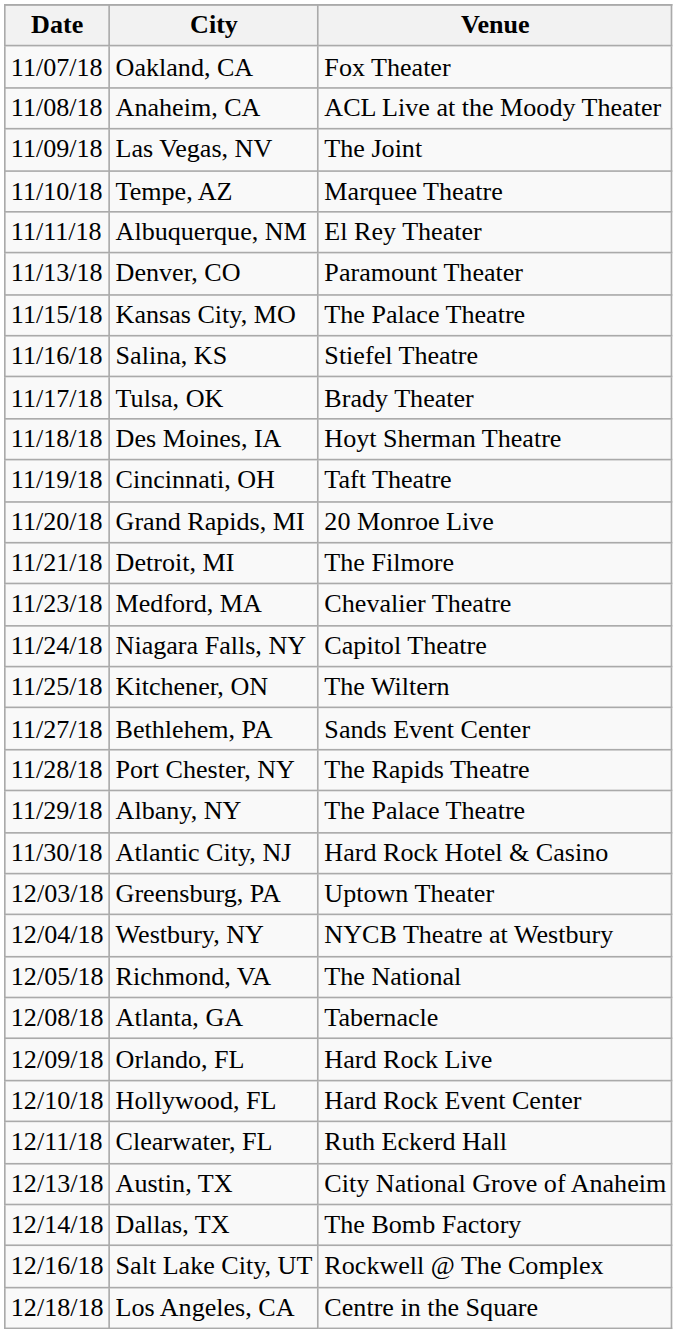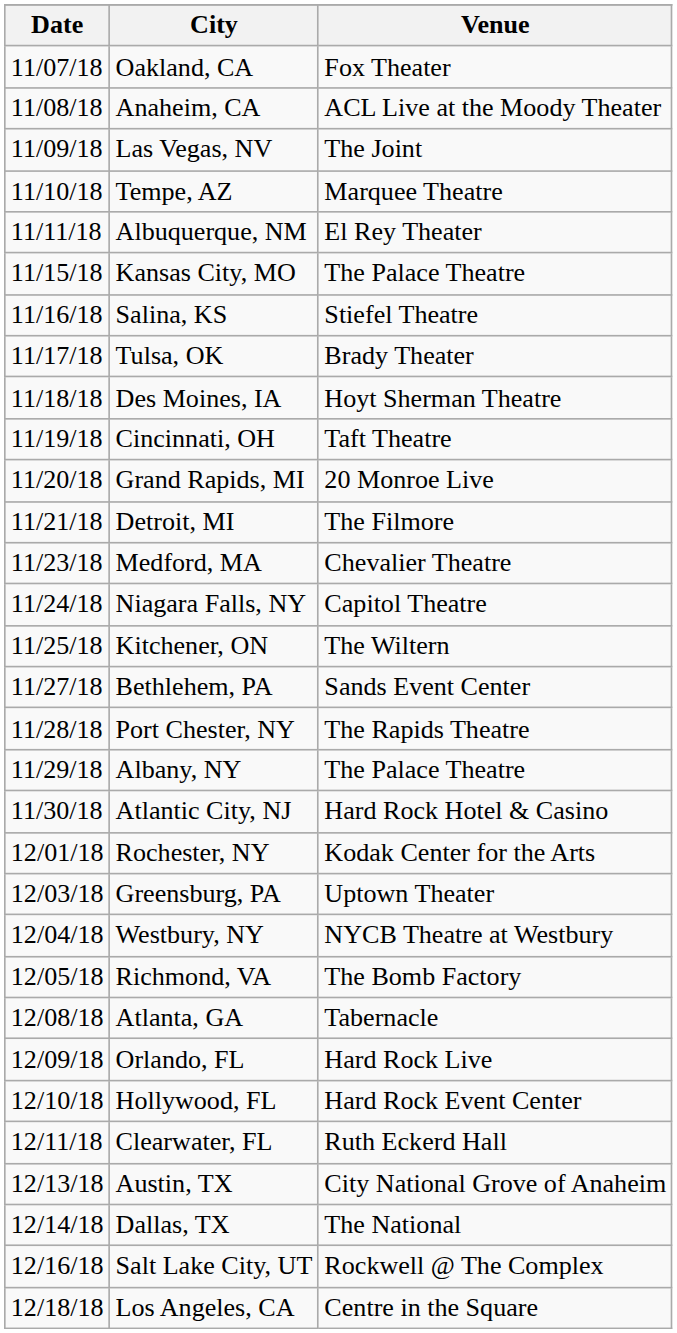- row: (178, 273)
+ row: (193, 852)
(393, 976) The National -> (423, 976) The Bomb Factory
(423, 1224) The Bomb Factory -> (393, 1224) The National
